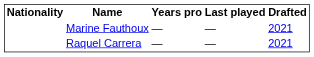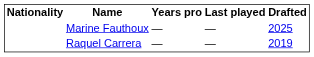(280, 28) 2021 -> (280, 28) 2025
(280, 43) 2021 -> (280, 43) 2019
